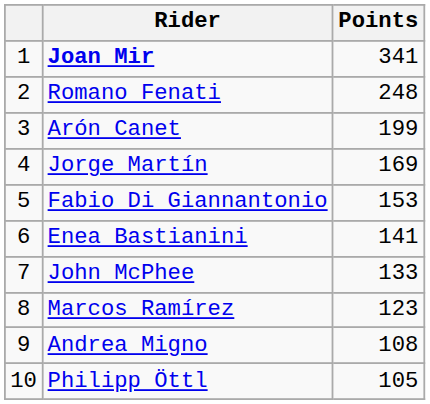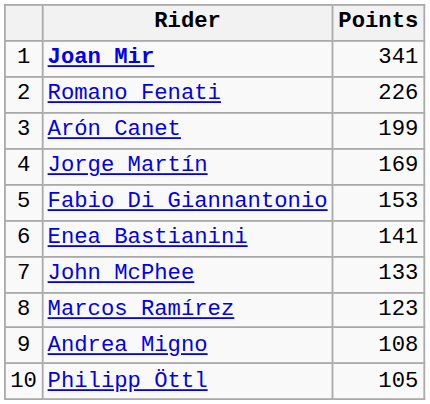(398, 95) 248 -> (398, 95) 226
